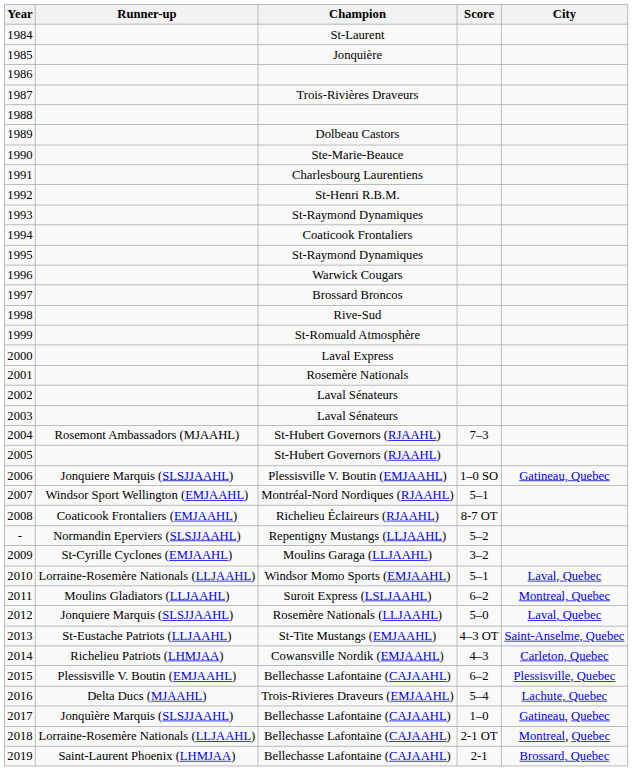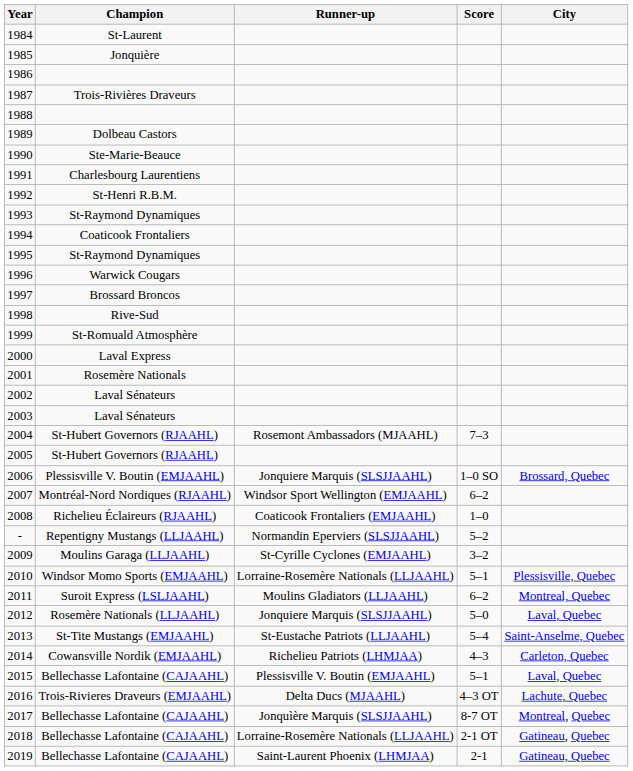columns swapped: (357, 14) <-> (147, 14)
(564, 475) Gatineau, Quebec -> (564, 475) Brossard, Quebec
(479, 495) 5–1 -> (479, 495) 6–2
(479, 515) 8-7 OT -> (479, 515) 1–0
(564, 575) Laval, Quebec -> (564, 575) Plessisville, Quebec
(479, 635) 4–3 OT -> (479, 635) 5–4
(479, 676) 6–2 -> (479, 676) 5–1
(564, 676) Plessisville, Quebec -> (564, 676) Laval, Quebec
(479, 696) 5–4 -> (479, 696) 4–3 OT
(479, 716) 1–0 -> (479, 716) 8-7 OT
(564, 716) Gatineau, Quebec -> (564, 716) Montreal, Quebec
(564, 736) Montreal, Quebec -> (564, 736) Gatineau, Quebec
(564, 756) Brossard, Quebec -> (564, 756) Gatineau, Quebec
